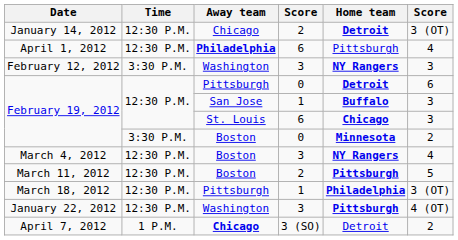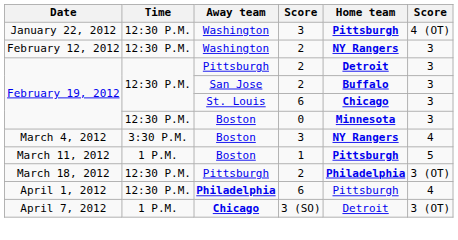- row: (63, 31)
rows swapped: (63, 209) <-> (63, 49)
(158, 67) 3:30 P.M. -> (158, 49) 12:30 P.M.
(301, 67) 3 -> (301, 49) 2
(301, 85) 0 -> (301, 67) 2
(430, 85) 6 -> (430, 67) 3
(301, 102) 1 -> (301, 85) 2
(158, 138) 3:30 P.M. -> (158, 120) 12:30 P.M.
(430, 138) 2 -> (430, 120) 3
(158, 156) 12:30 P.M. -> (158, 138) 3:30 P.M.
(158, 173) 12:30 P.M. -> (158, 156) 1 P.M.
(301, 173) 2 -> (301, 156) 1
(301, 191) 1 -> (301, 173) 2
(430, 227) 2 -> (430, 209) 3 (OT)
